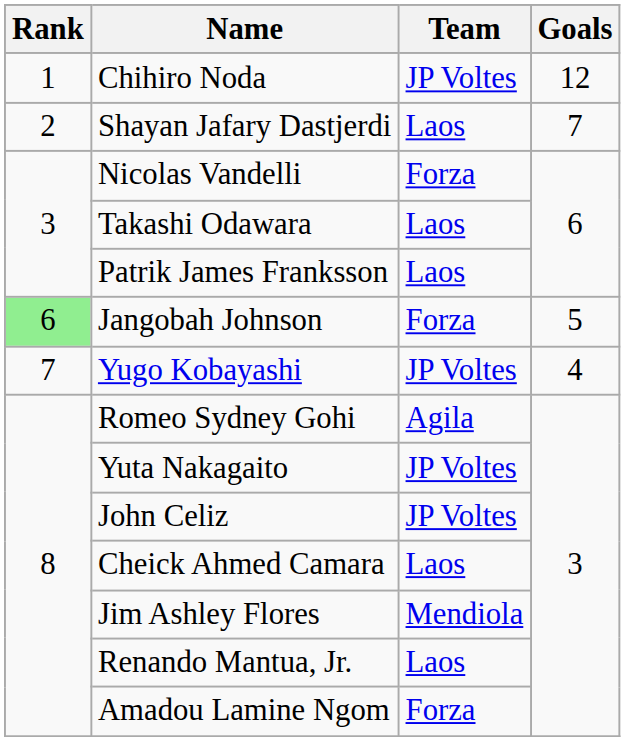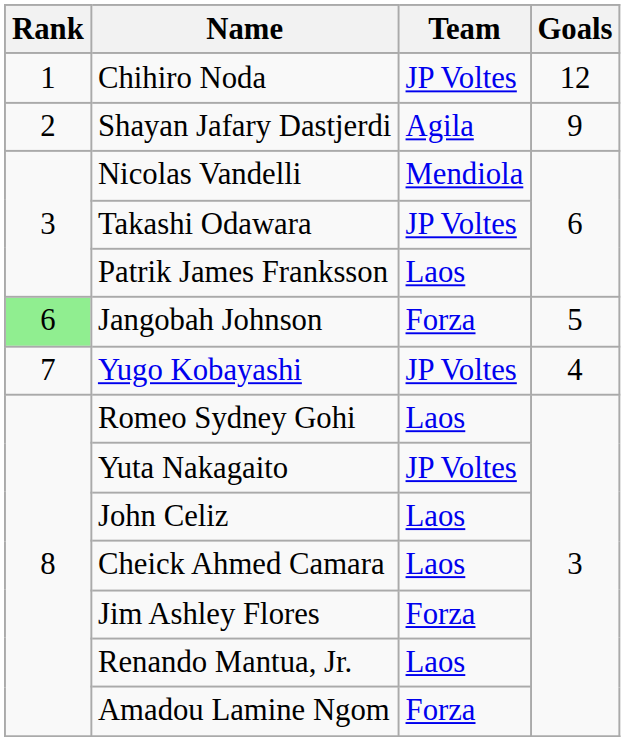(435, 126) Laos -> (440, 126) Agila
(575, 126) 7 -> (575, 126) 9
(441, 175) Forza -> (464, 175) Mendiola
(435, 223) Laos -> (461, 223) JP Voltes
(440, 418) Agila -> (435, 418) Laos
(461, 516) JP Voltes -> (435, 516) Laos
(464, 613) Mendiola -> (441, 613) Forza
